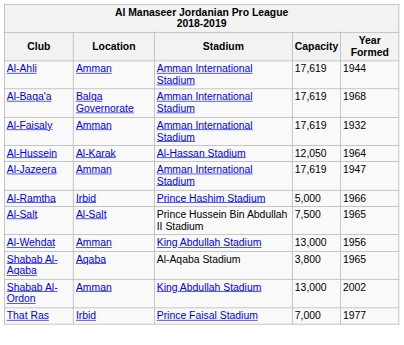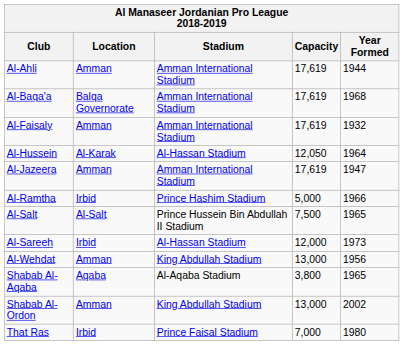+ row: (30, 243)
(355, 315) 1977 -> (355, 332) 1980
